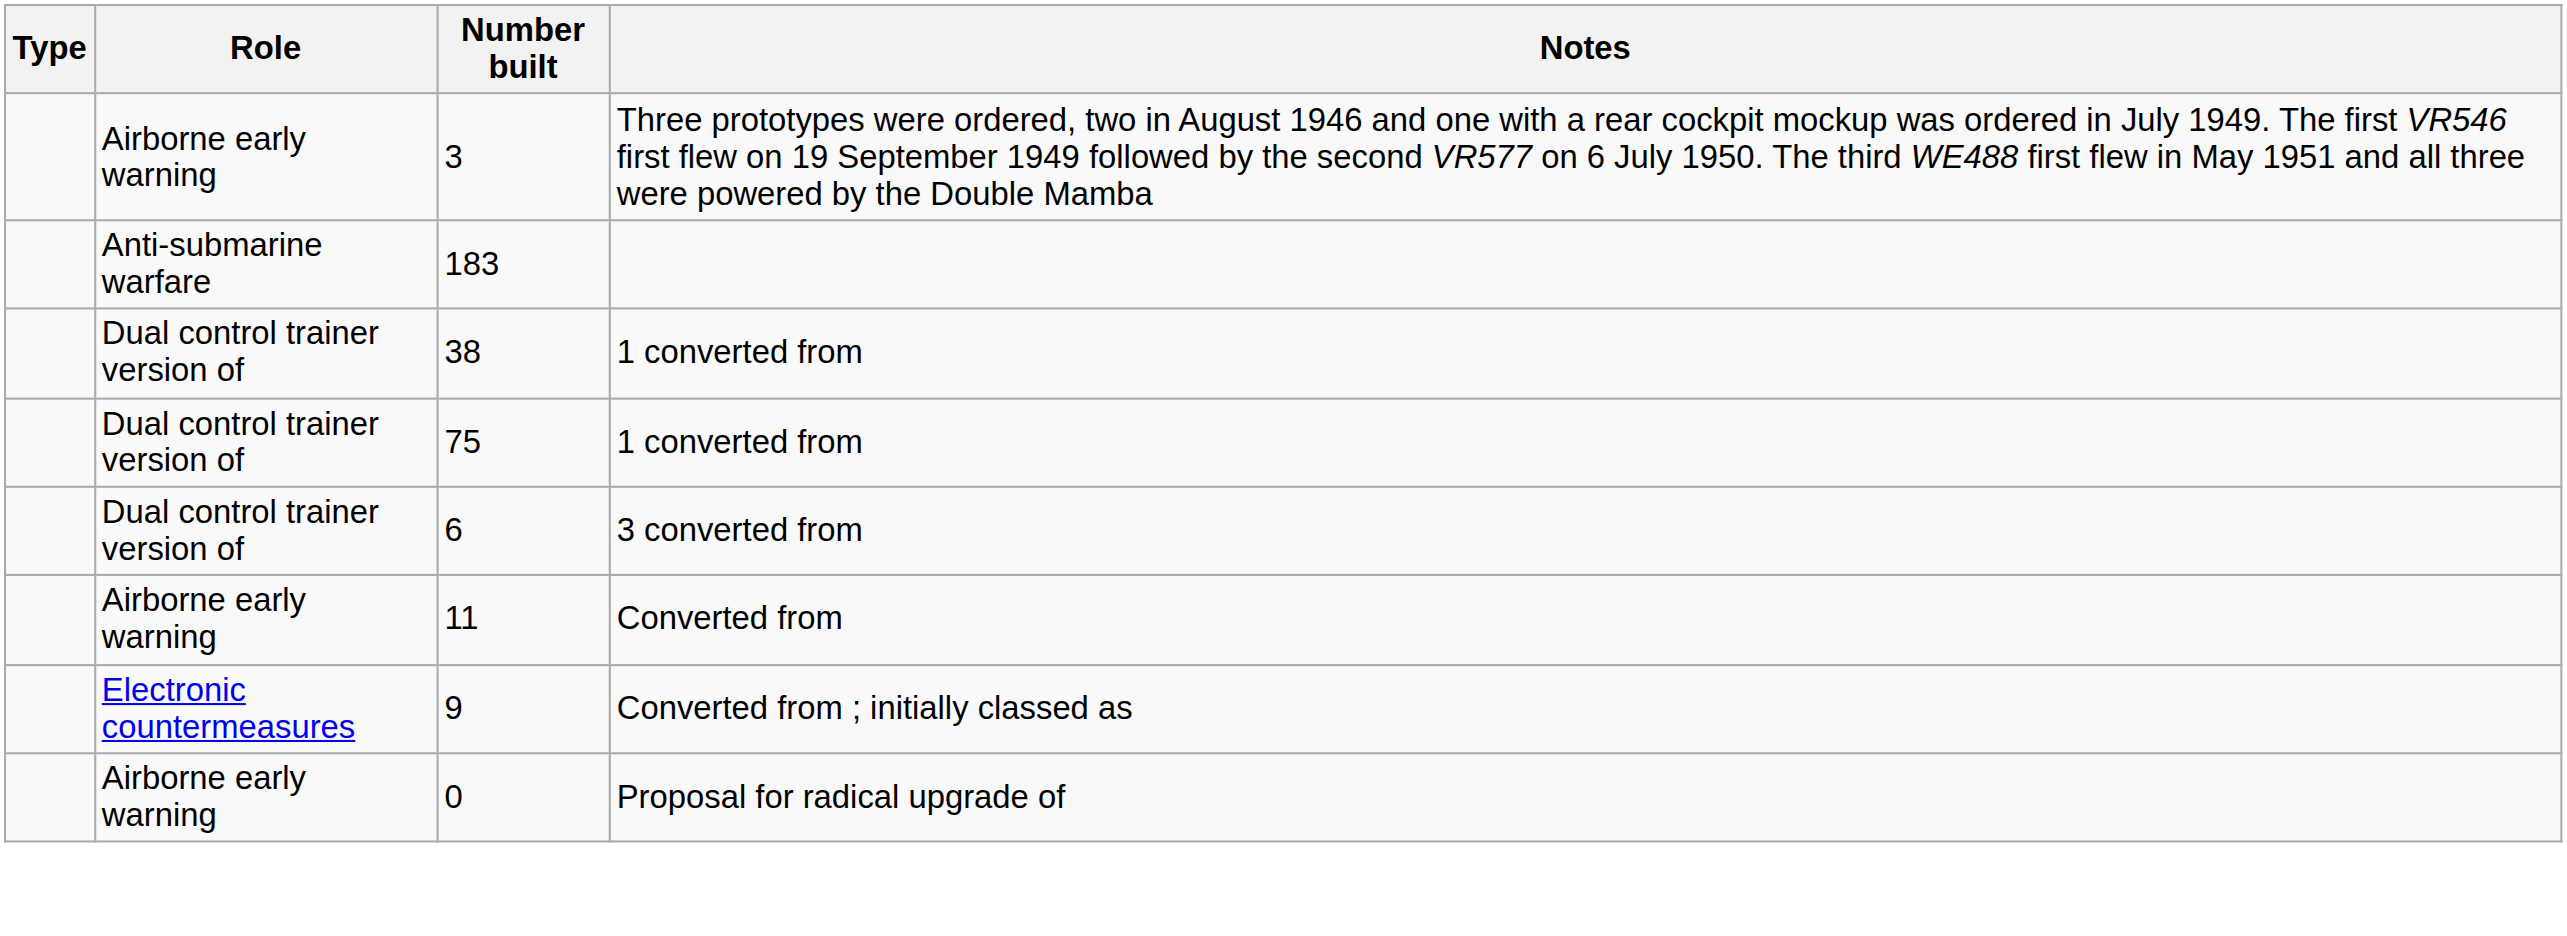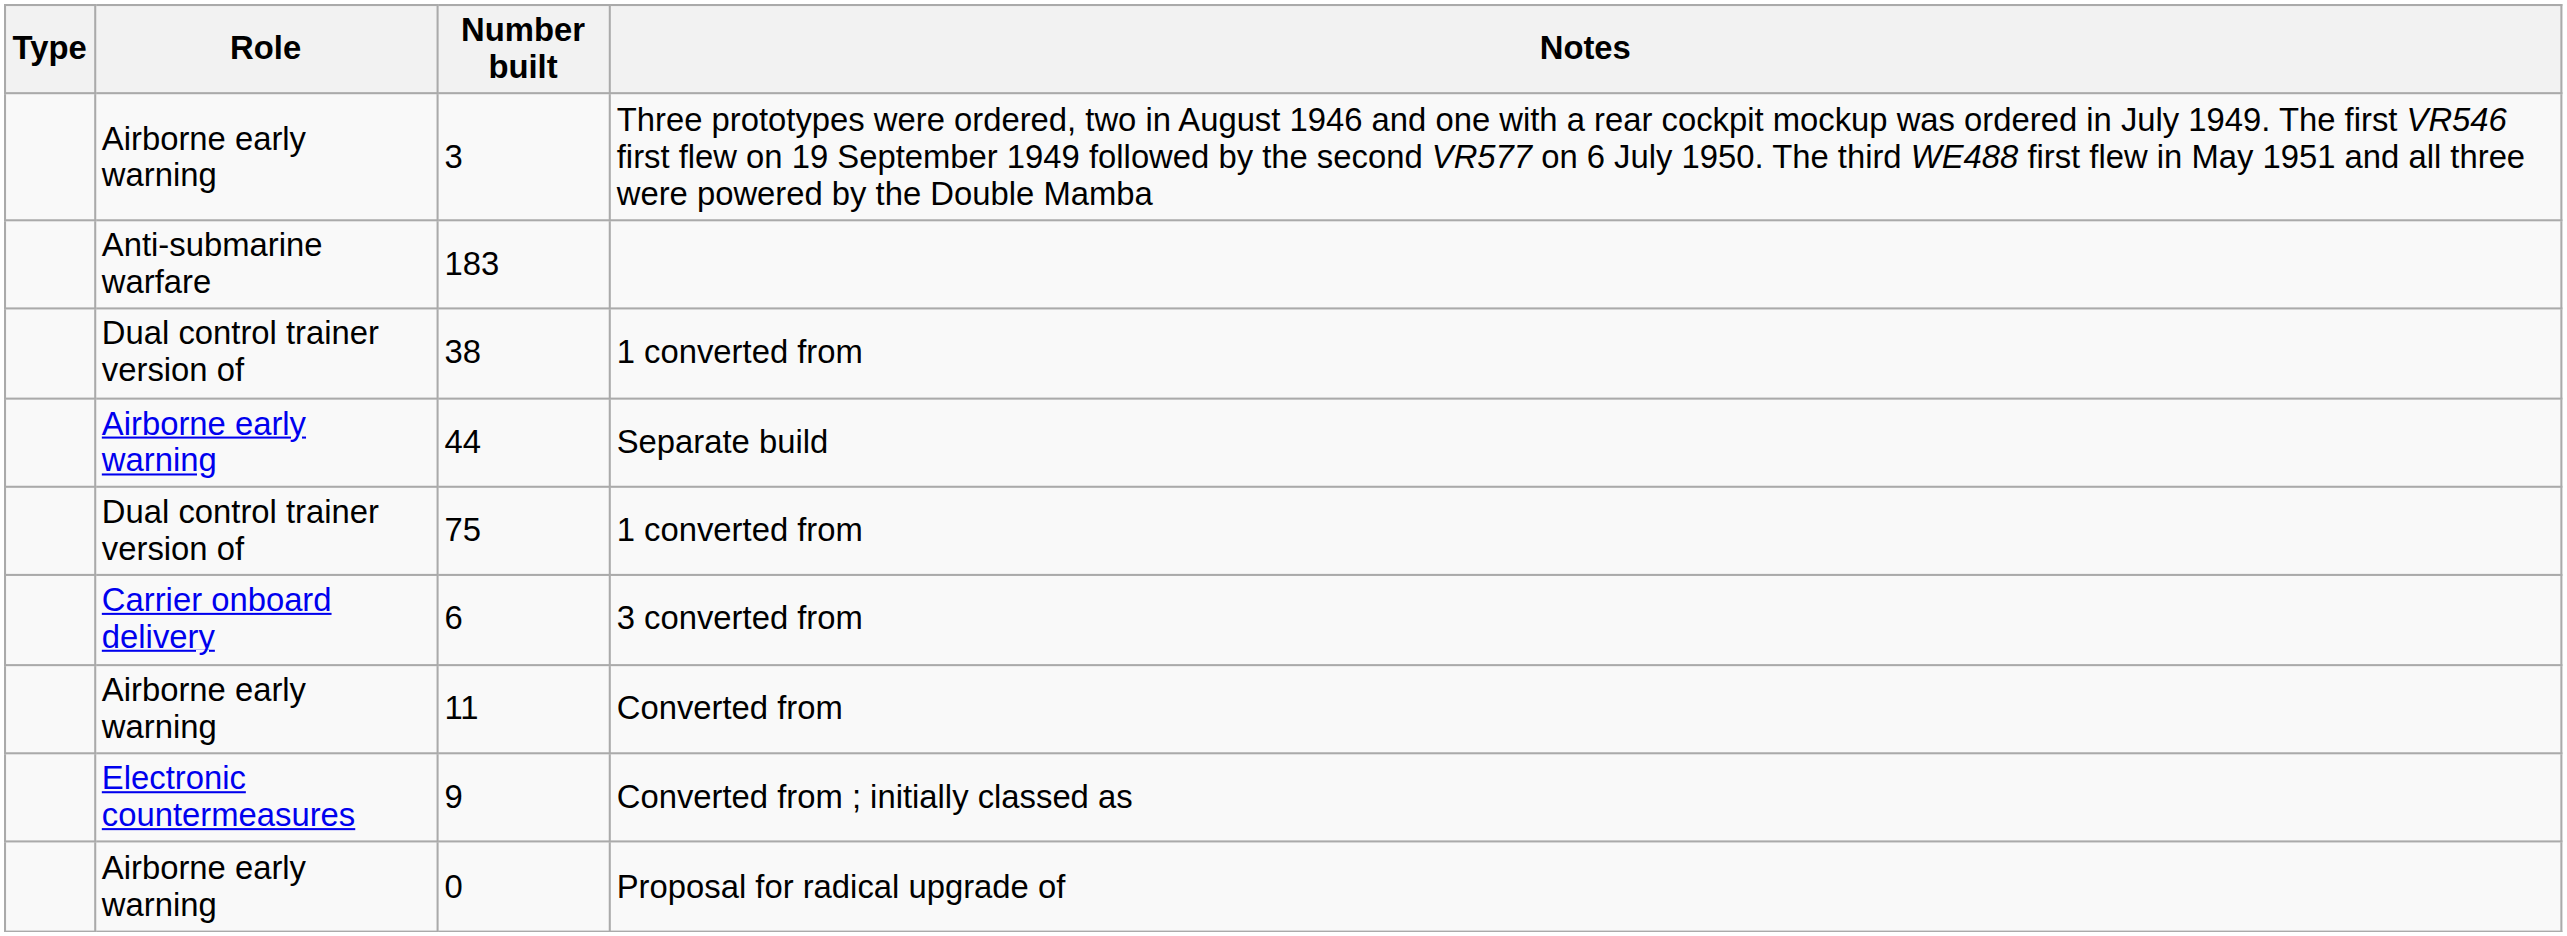+ row: (463, 441)
(240, 530) Dual control trainer version of -> (217, 619) Carrier onboard delivery
